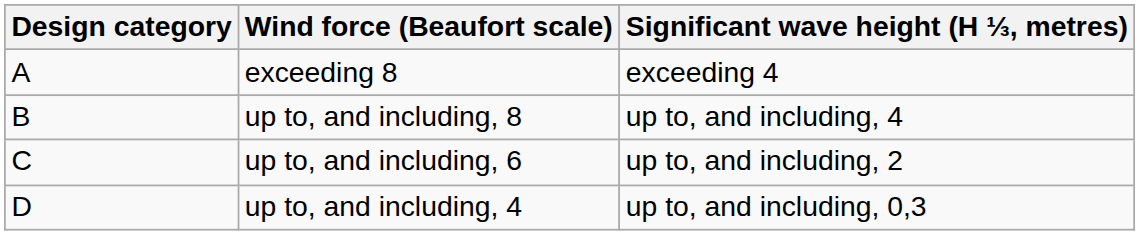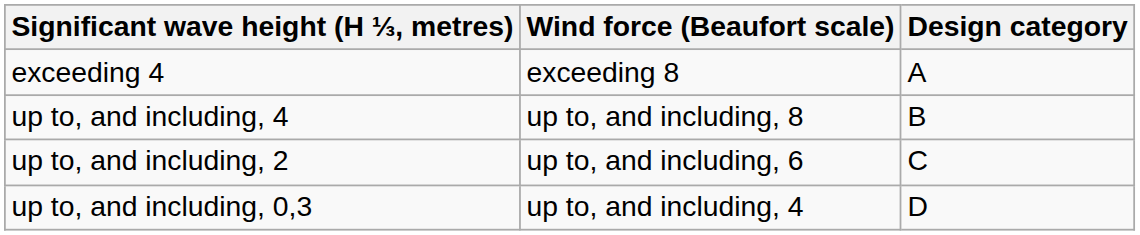columns swapped: (122, 26) <-> (877, 26)
